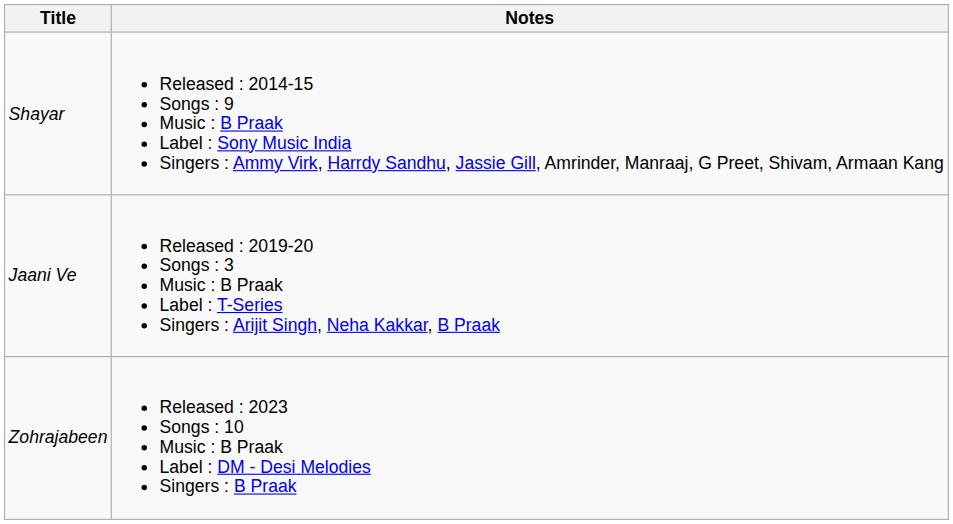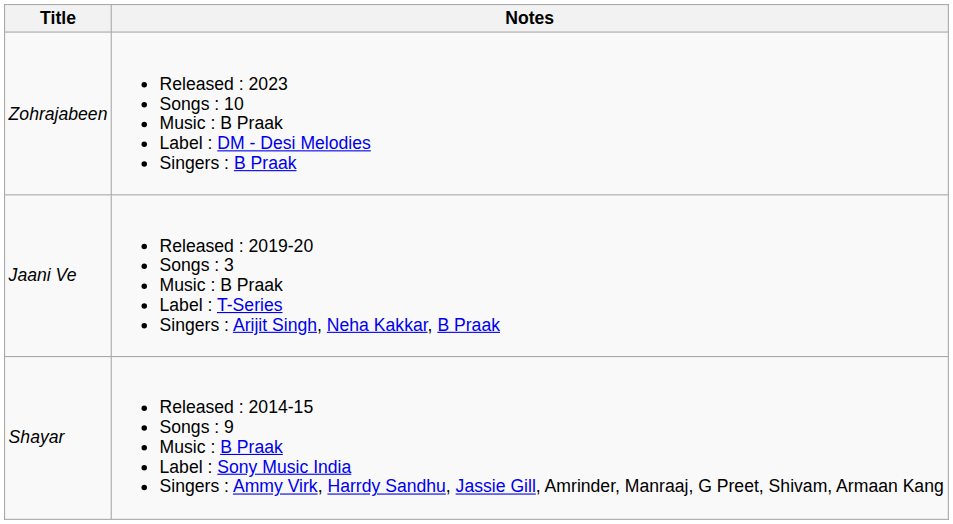rows swapped: (36, 113) <-> (58, 437)
